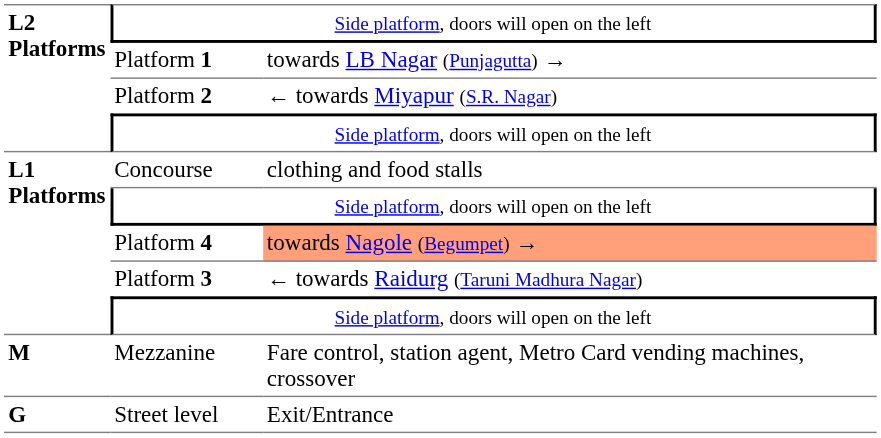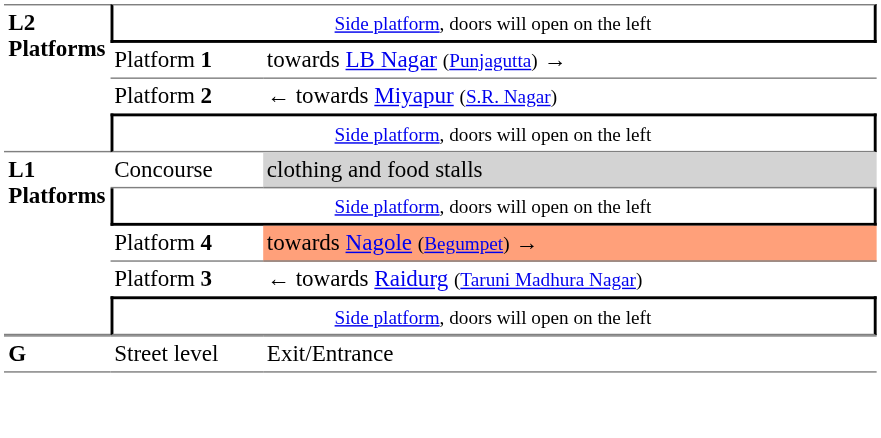(375, 169) no background -> (375, 169) lightgrey background
- row: (19, 352)
